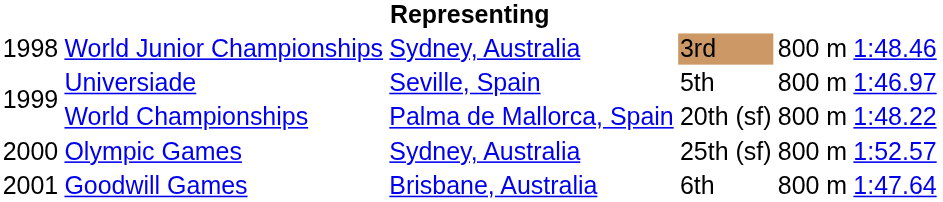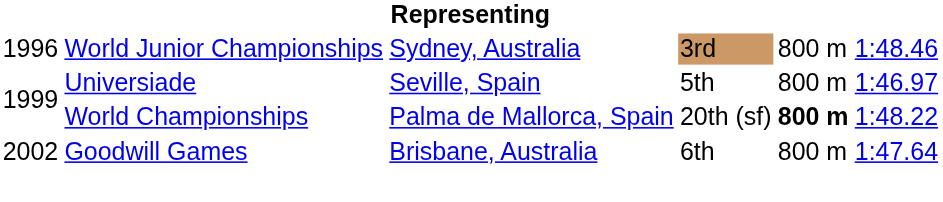(30, 48) 1998 -> (30, 48) 1996
(812, 117) normal -> (813, 117) bold
- row: (153, 151)
(30, 186) 2001 -> (30, 151) 2002
